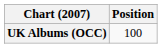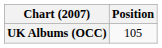(133, 33) 100 -> (133, 33) 105
